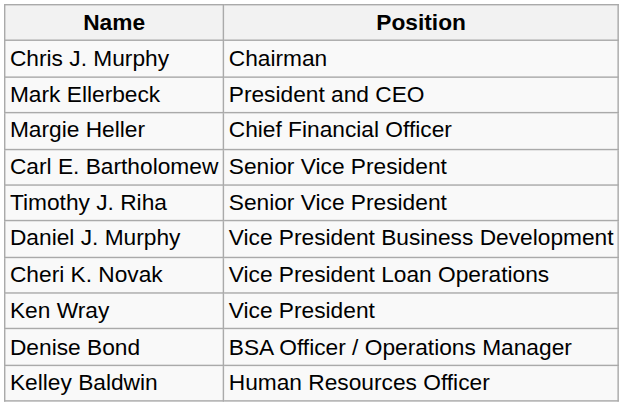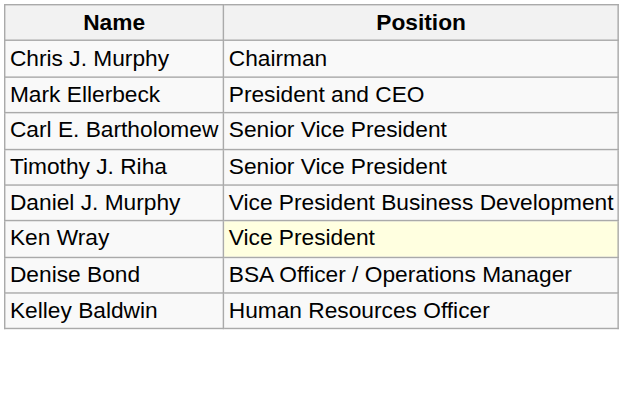- row: (77, 130)
- row: (86, 274)
(302, 310) no background -> (302, 238) lightyellow background
